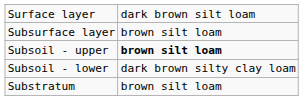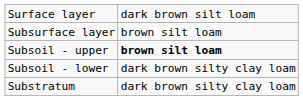(171, 86) brown silt loam -> (208, 86) dark brown silty clay loam
